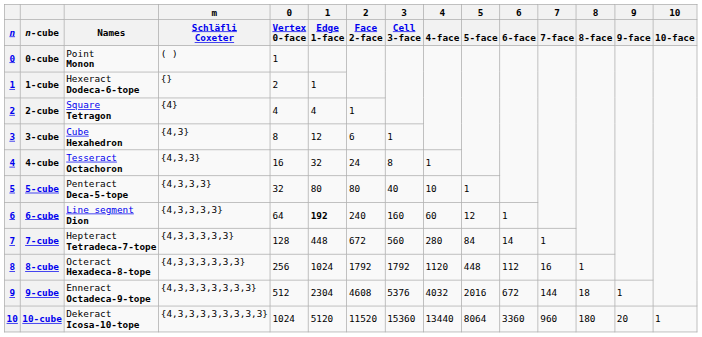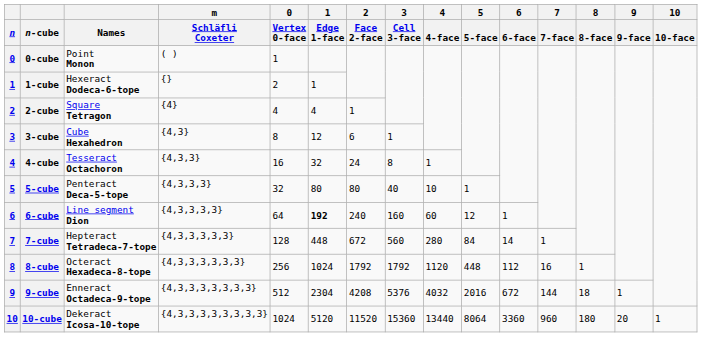(360, 293) 4608 -> (360, 293) 4208
